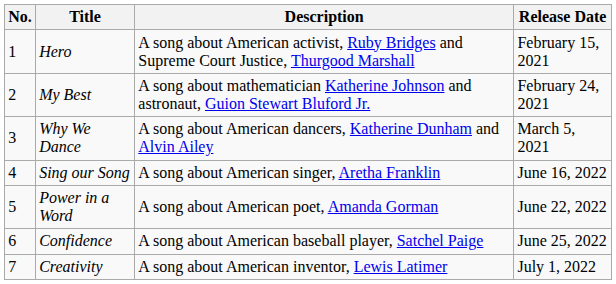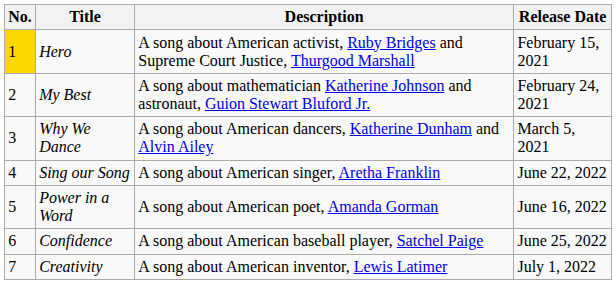(12, 51) no background -> (12, 51) gold background
(562, 172) June 16, 2022 -> (562, 172) June 22, 2022
(562, 207) June 22, 2022 -> (562, 207) June 16, 2022
